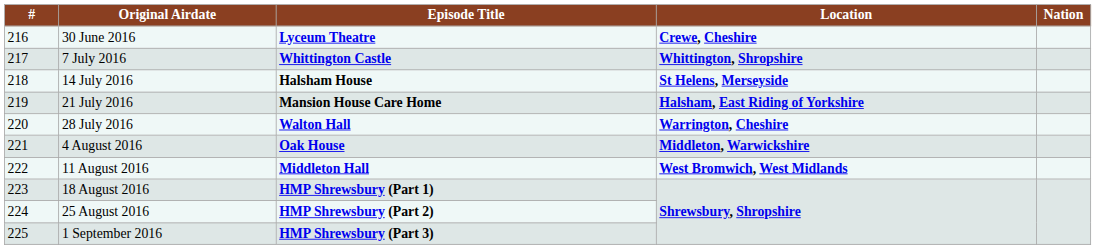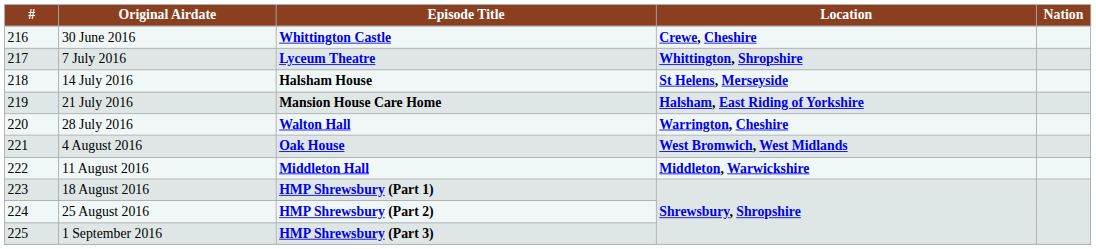(327, 37) Lyceum Theatre -> (335, 37) Whittington Castle
(335, 59) Whittington Castle -> (327, 59) Lyceum Theatre
(734, 146) Middleton, Warwickshire -> (753, 146) West Bromwich, West Midlands
(753, 168) West Bromwich, West Midlands -> (734, 168) Middleton, Warwickshire
